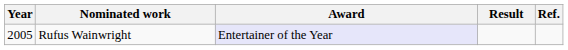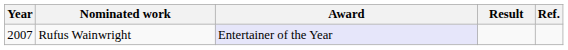(20, 34) 2005 -> (20, 34) 2007
